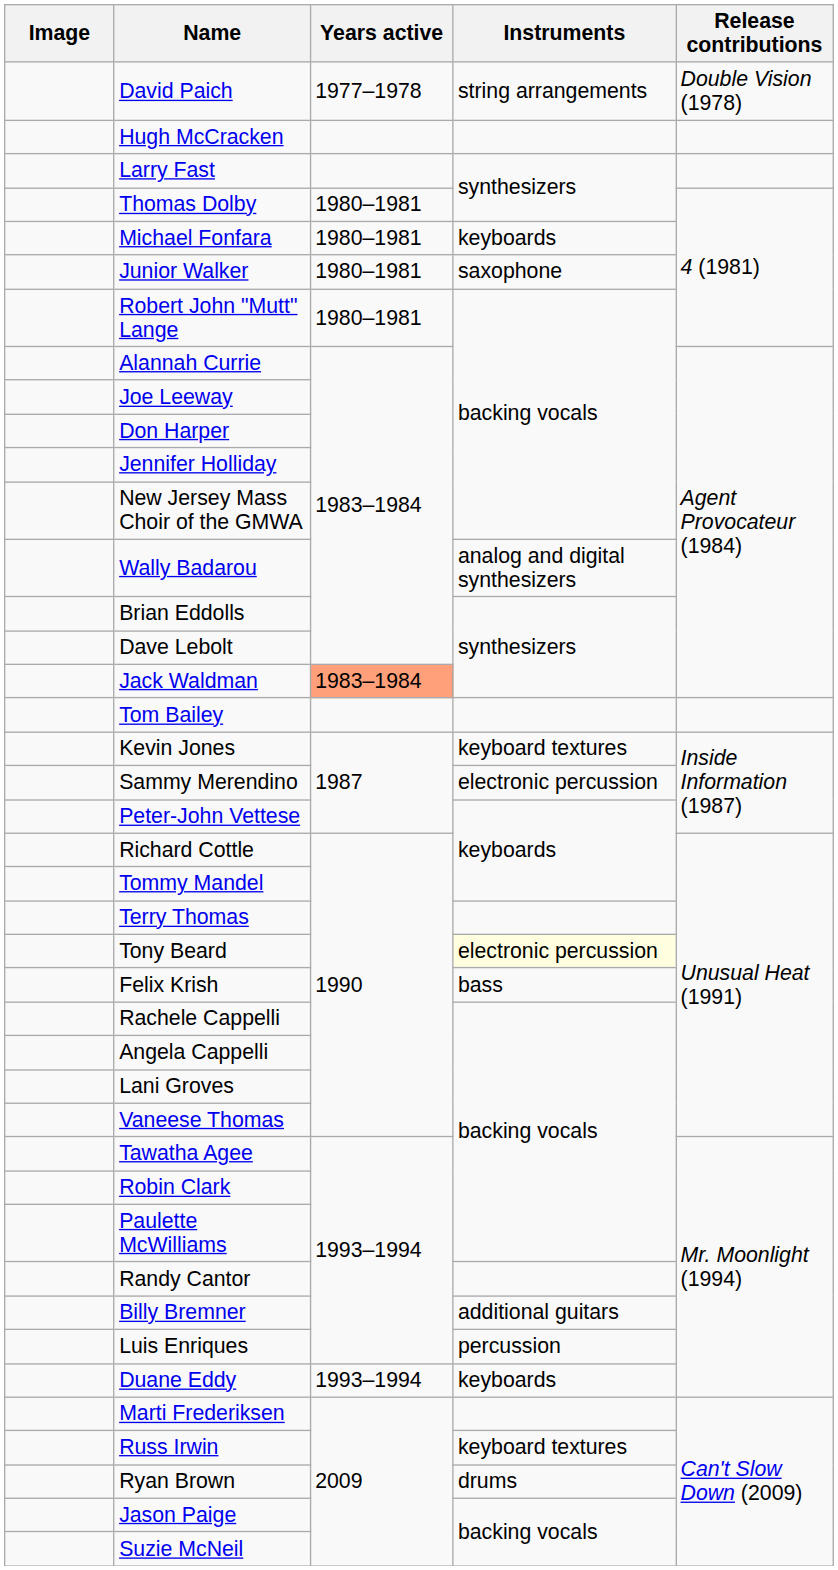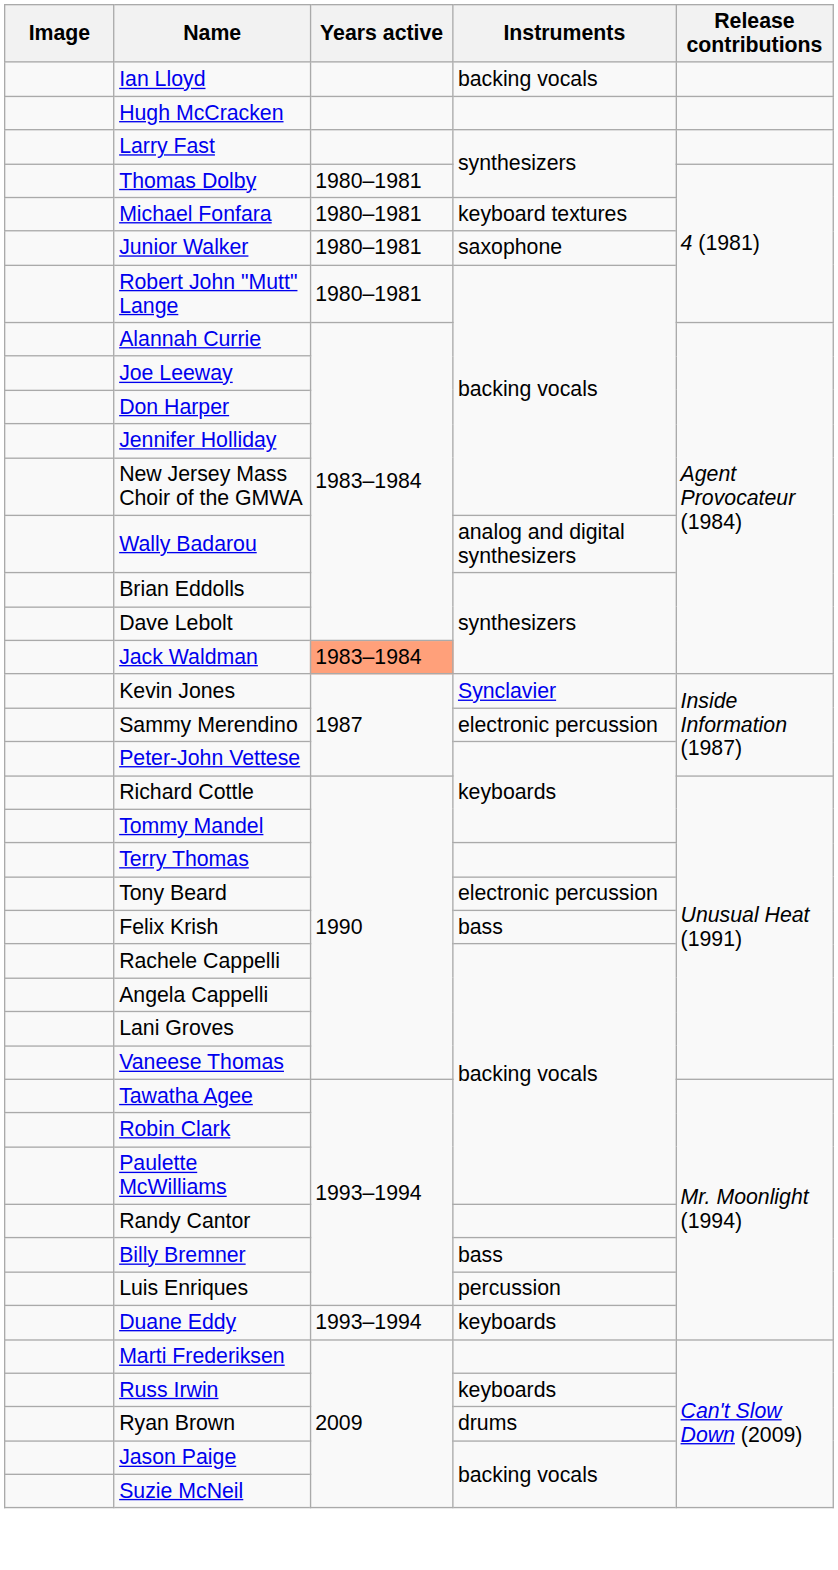+ row: (162, 79)
- row: (176, 91)
(507, 237) keyboards -> (543, 214) keyboard textures
- row: (171, 714)
(543, 748) keyboard textures -> (507, 690) Synclavier
(558, 951) lightyellow background -> (558, 893) no background
(538, 1312) additional guitars -> (480, 1254) bass
(543, 1447) keyboard textures -> (507, 1389) keyboards
